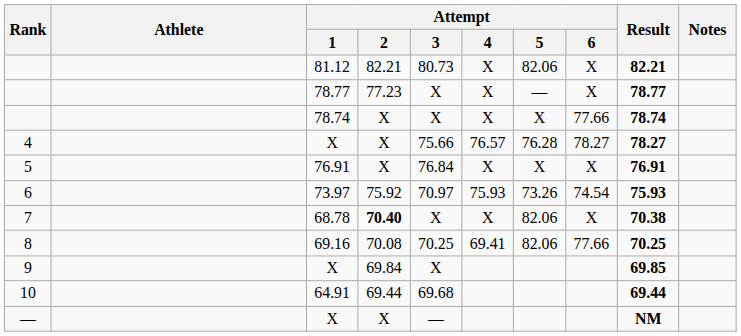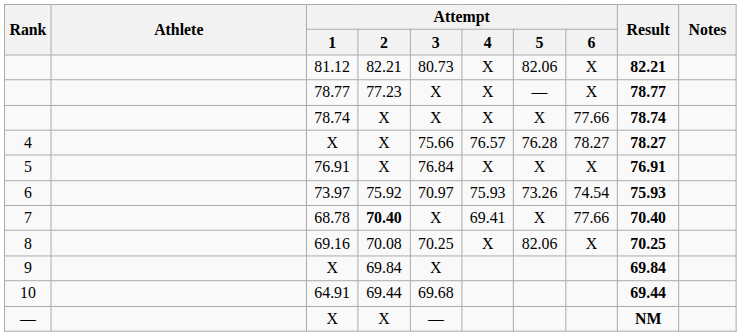(488, 218) X -> (488, 218) 69.41
(540, 218) 82.06 -> (540, 218) X
(591, 218) X -> (591, 218) 77.66
(648, 218) 70.38 -> (648, 218) 70.40
(488, 243) 69.41 -> (488, 243) X
(591, 243) 77.66 -> (591, 243) X
(648, 268) 69.85 -> (648, 268) 69.84
